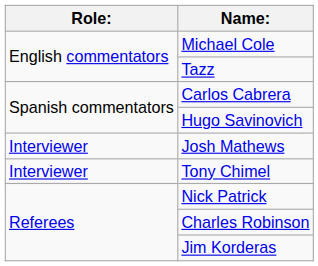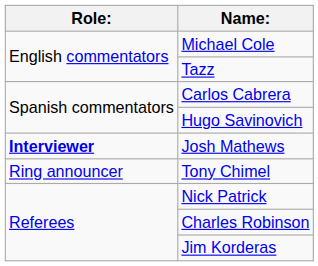(48, 146) normal -> (52, 146) bold
(48, 171) Interviewer -> (66, 171) Ring announcer
